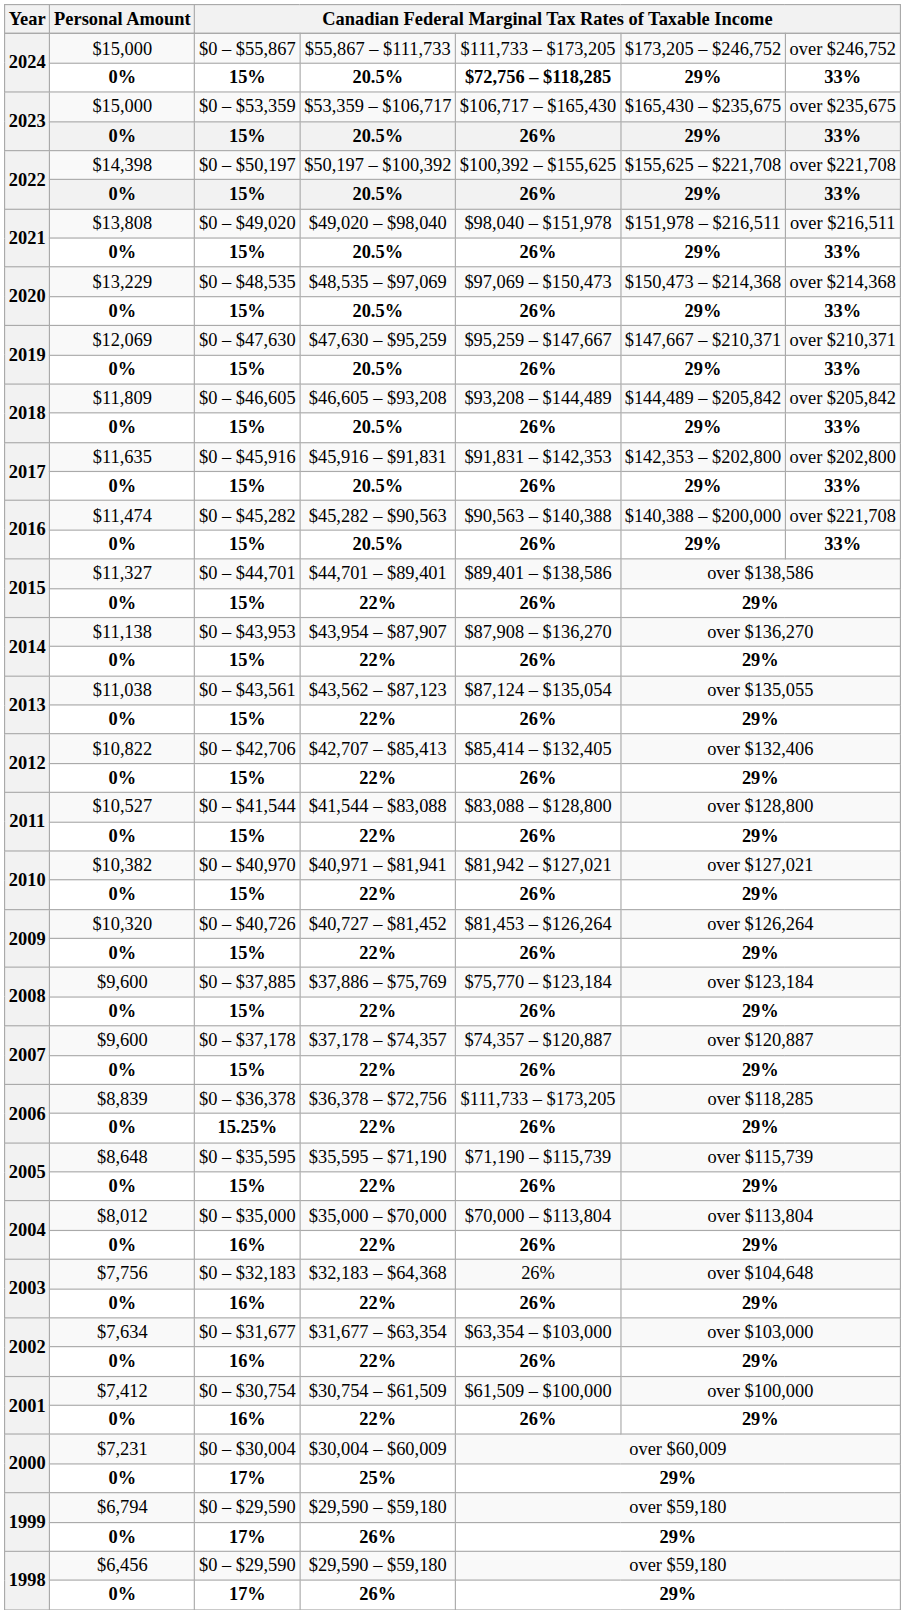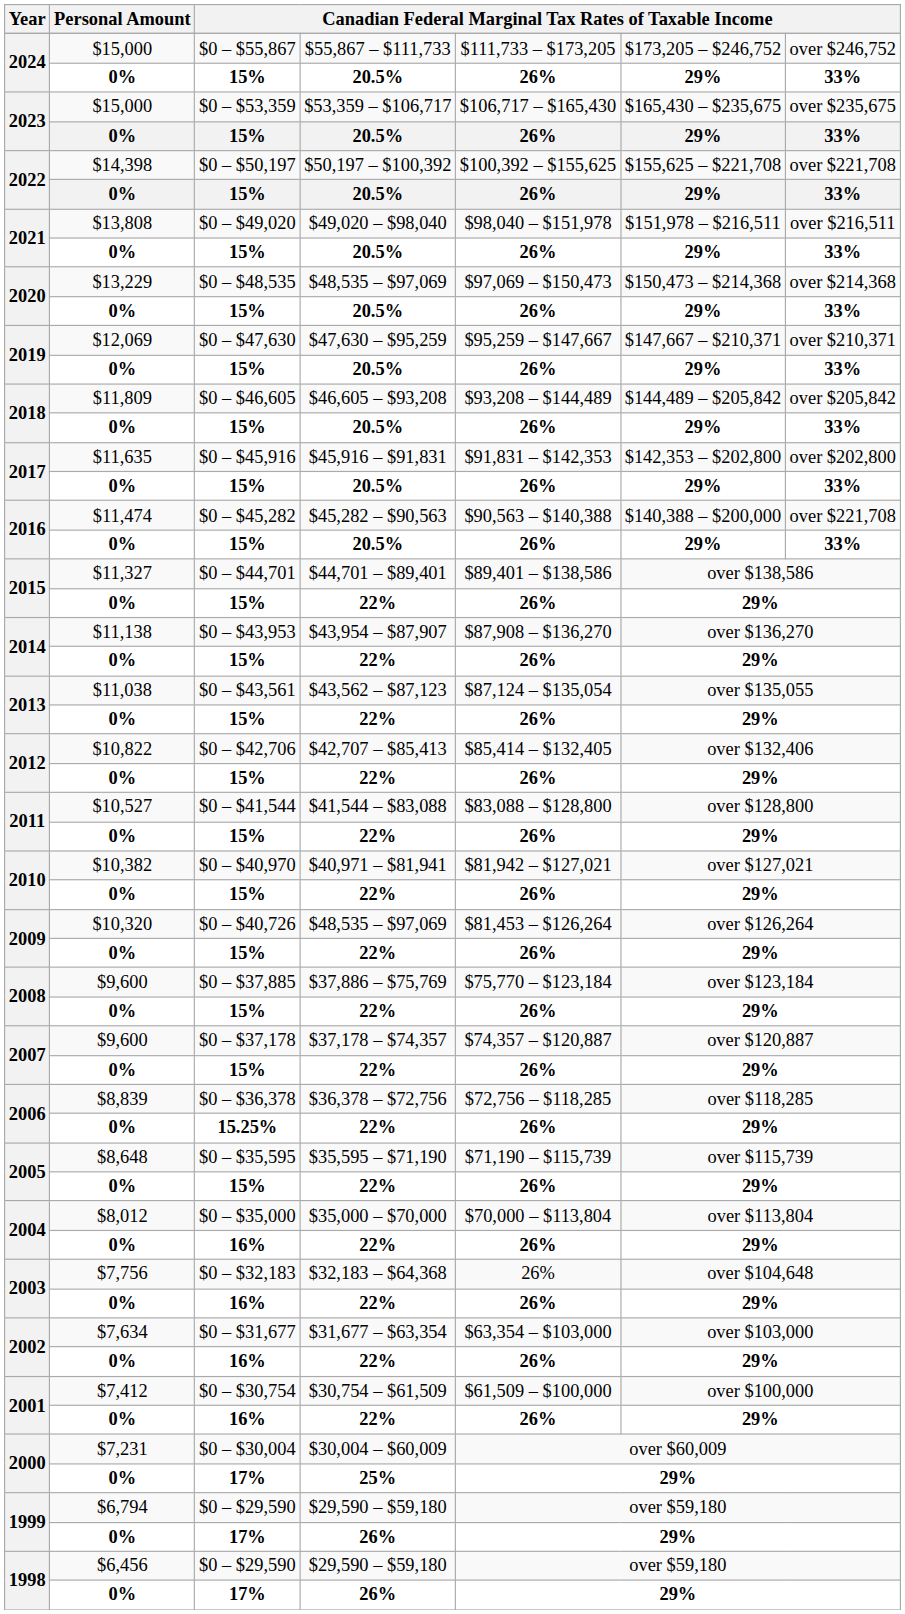(538, 77) $72,756 – $118,285 -> (538, 77) 26%
(378, 923) $40,727 – $81,452 -> (378, 923) $48,535 – $97,069
(538, 1098) $111,733 – $173,205 -> (538, 1098) $72,756 – $118,285
